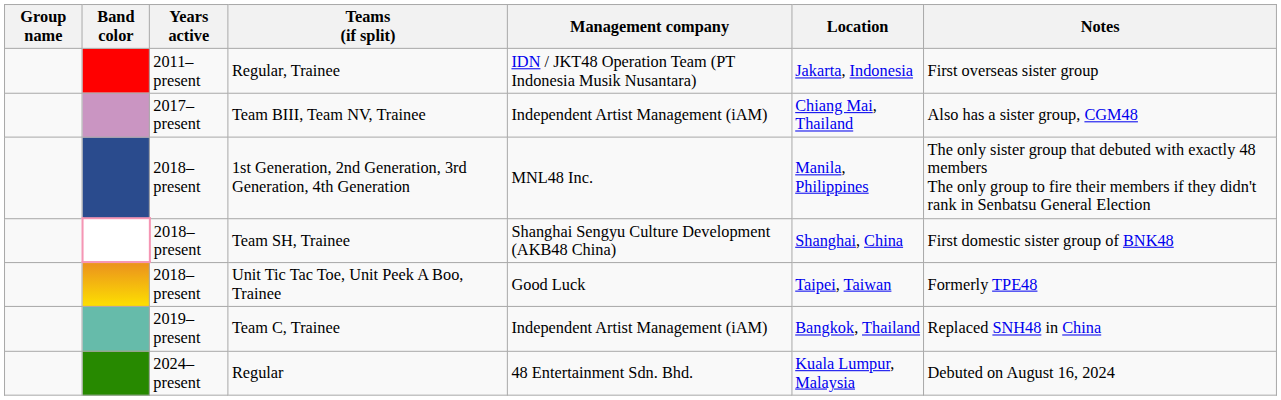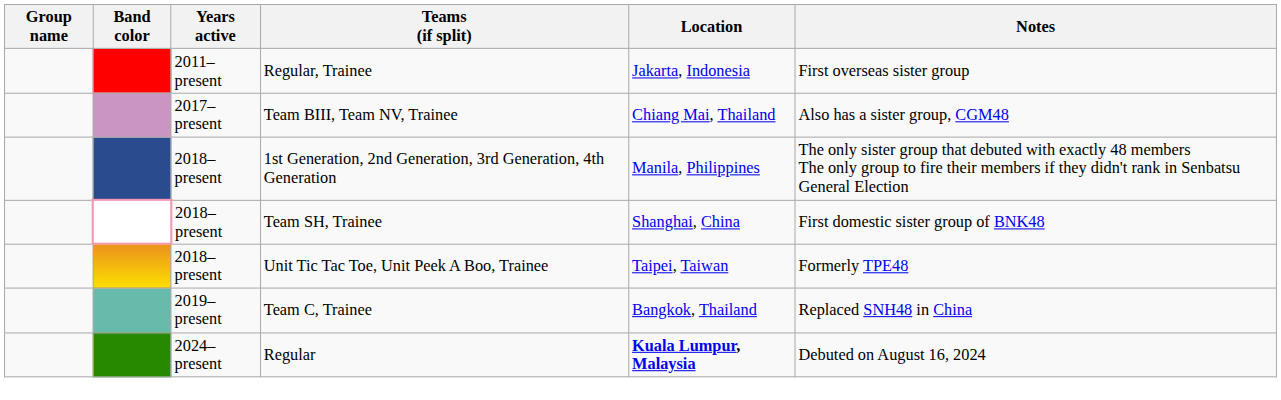- column: (650, 26)
(845, 373) normal -> (686, 354) bold
